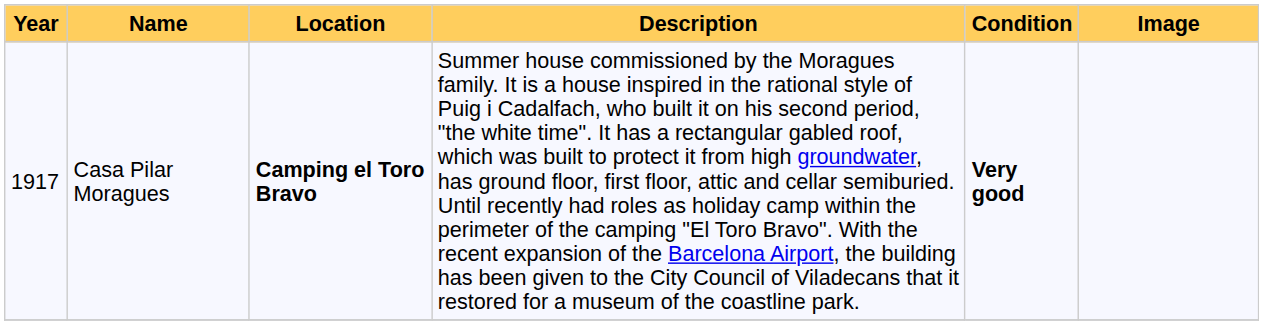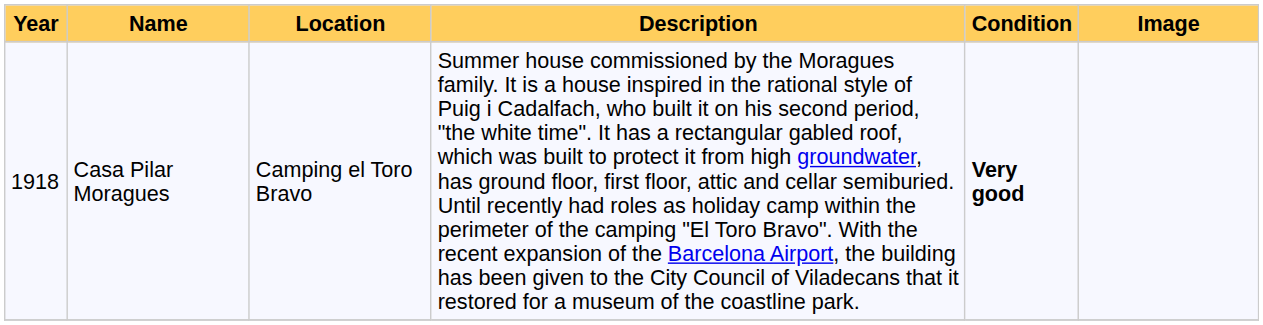(35, 181) 1917 -> (35, 181) 1918
(340, 181) bold -> (334, 181) normal
